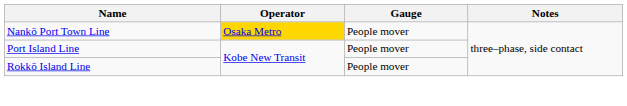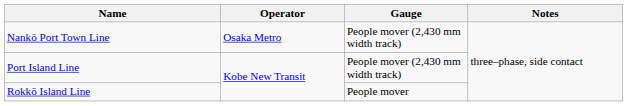(252, 31) gold background -> (252, 37) no background
(378, 31) People mover -> (404, 37) People mover (2,430 mm width track)
(378, 48) People mover -> (404, 67) People mover (2,430 mm width track)
